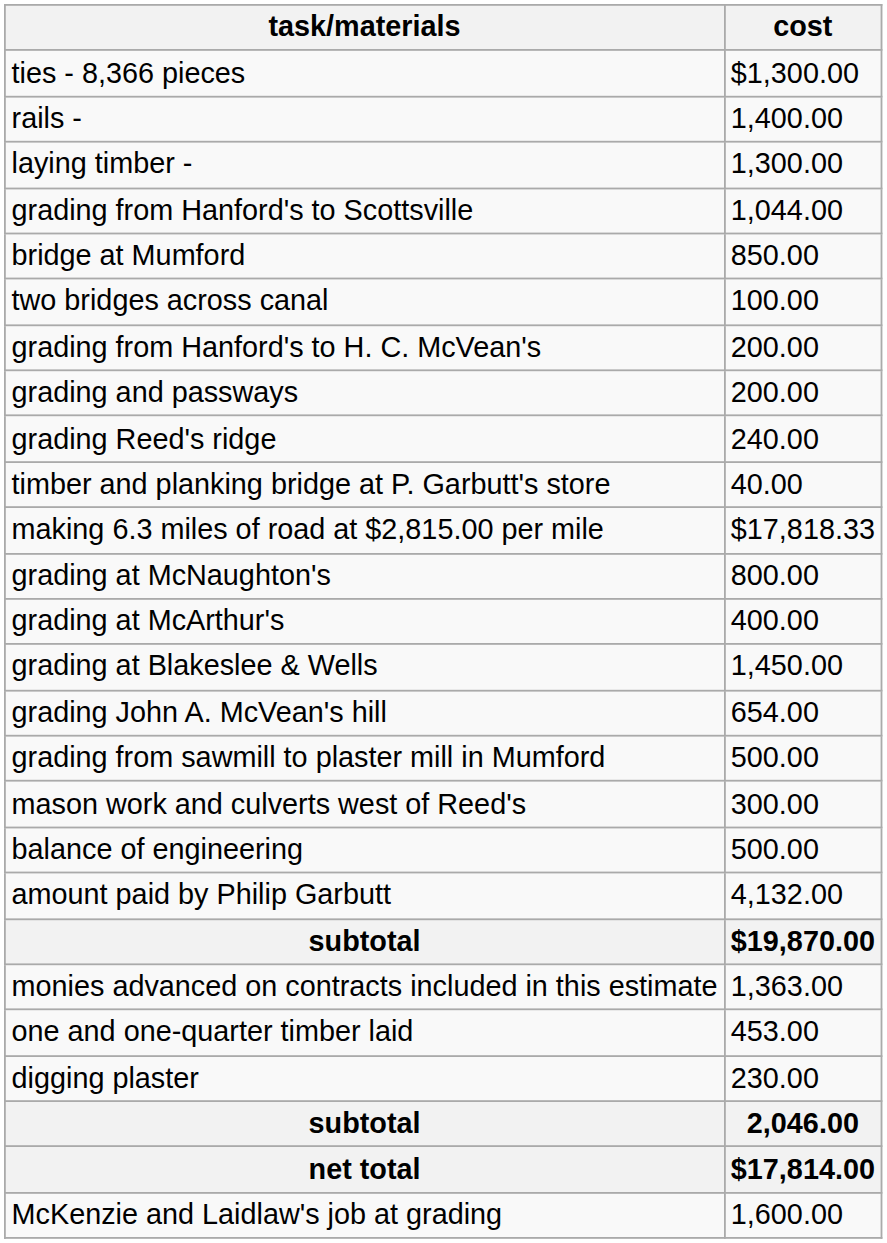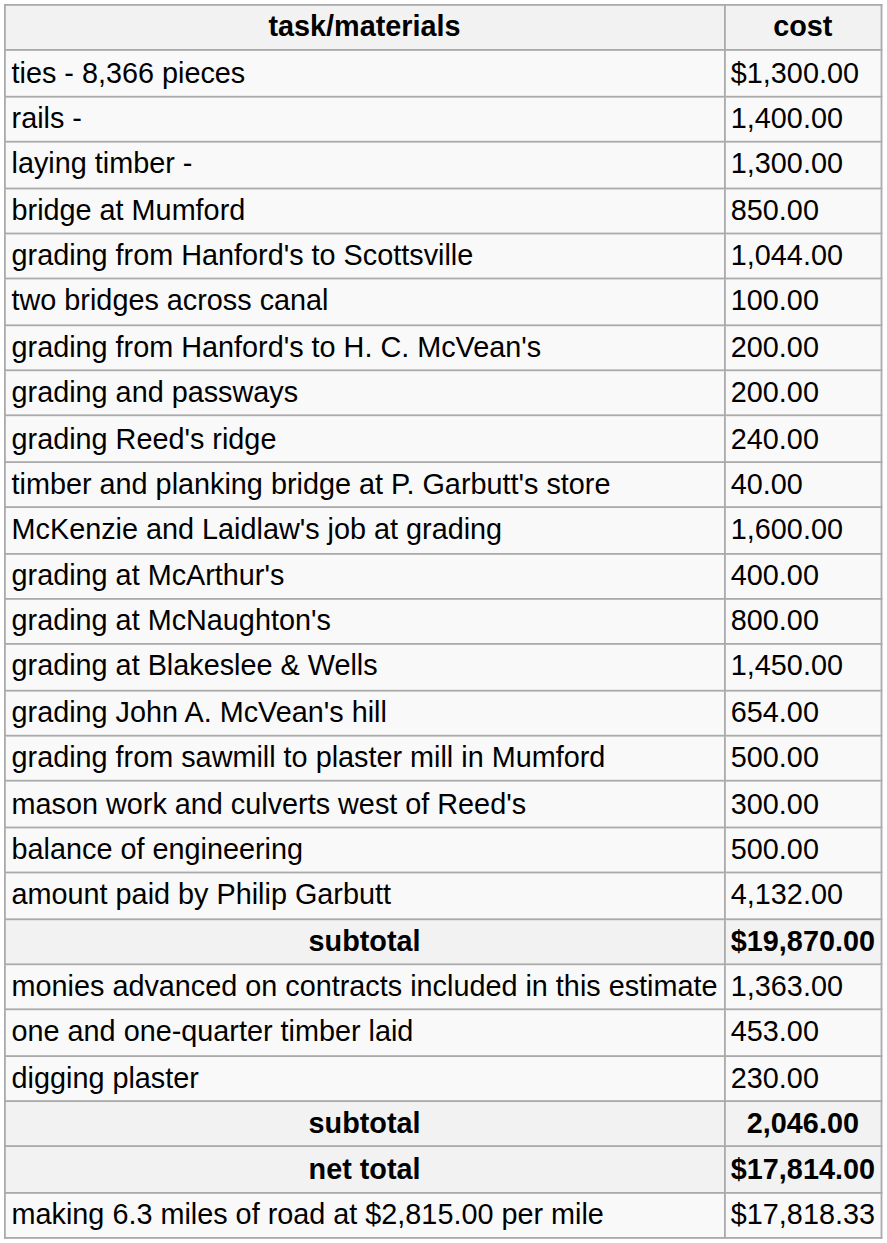rows swapped: (128, 255) <-> (242, 210)
rows swapped: (257, 1214) <-> (308, 529)
rows swapped: (171, 575) <-> (148, 621)
